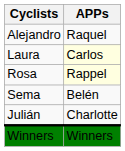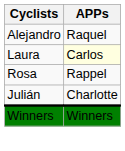(87, 74) lightyellow background -> (87, 74) no background
- row: (24, 94)
